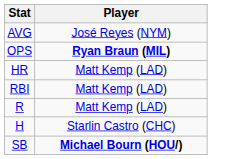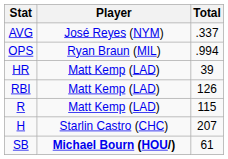+ column: (207, 13)
(121, 51) bold -> (114, 51) normal
